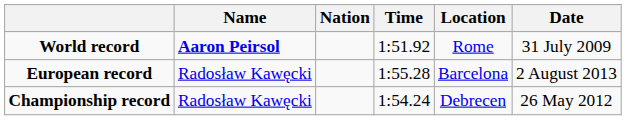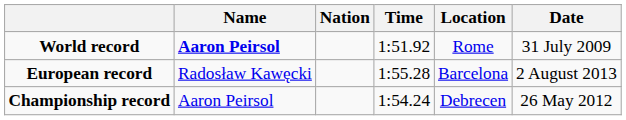(245, 100) Radosław Kawęcki -> (226, 100) Aaron Peirsol
